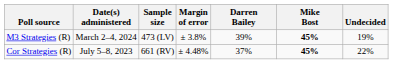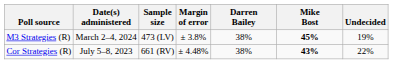(244, 37) 39% -> (244, 37) 38%
(244, 52) 37% -> (244, 52) 38%
(310, 52) 45% -> (310, 52) 43%
